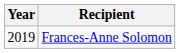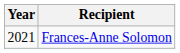(21, 37) 2019 -> (21, 37) 2021
